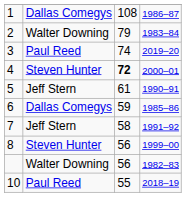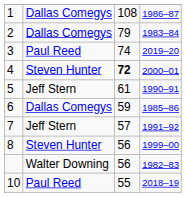(67, 32) Walter Downing -> (69, 32) Dallas Comegys
(124, 126) 58 -> (124, 126) 57
